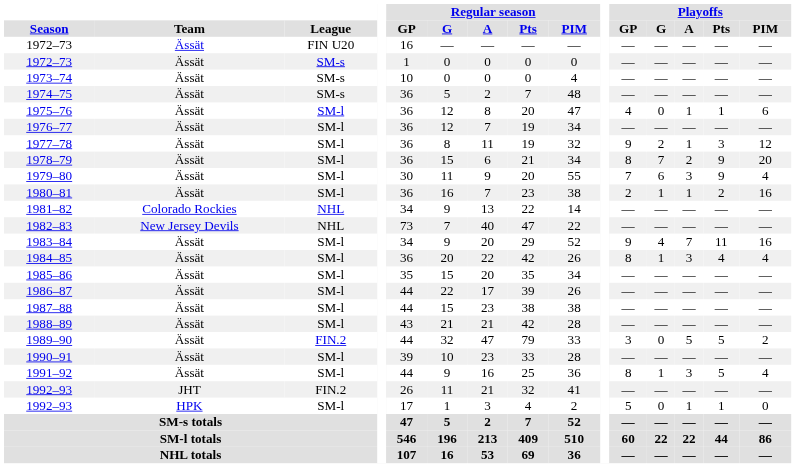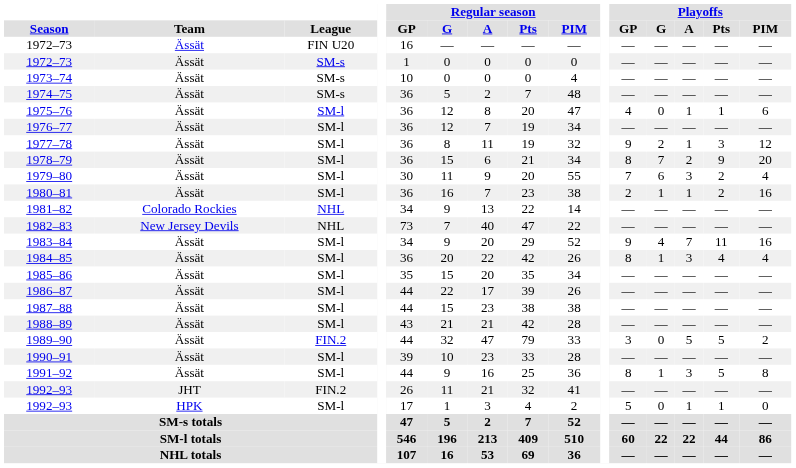(721, 176) 9 -> (721, 176) 2
(765, 373) 4 -> (765, 373) 8
